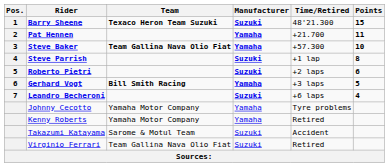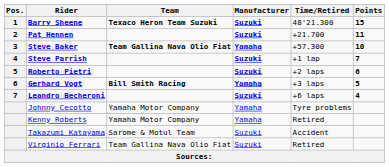(248, 35) Yamaha -> (248, 35) Suzuki
(357, 59) 8 -> (357, 59) 7
